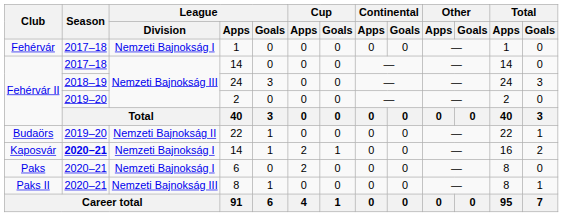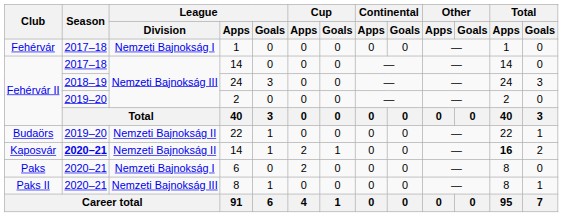(165, 151) Nemzeti Bajnokság I -> (165, 151) Nemzeti Bajnokság II
(506, 151) normal -> (506, 151) bold
